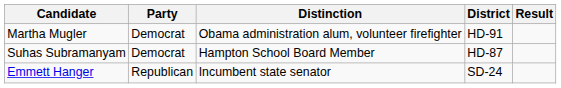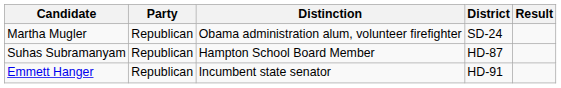(158, 33) Democrat -> (162, 33) Republican
(485, 33) HD-91 -> (485, 33) SD-24
(158, 53) Democrat -> (162, 53) Republican
(485, 72) SD-24 -> (485, 72) HD-91
